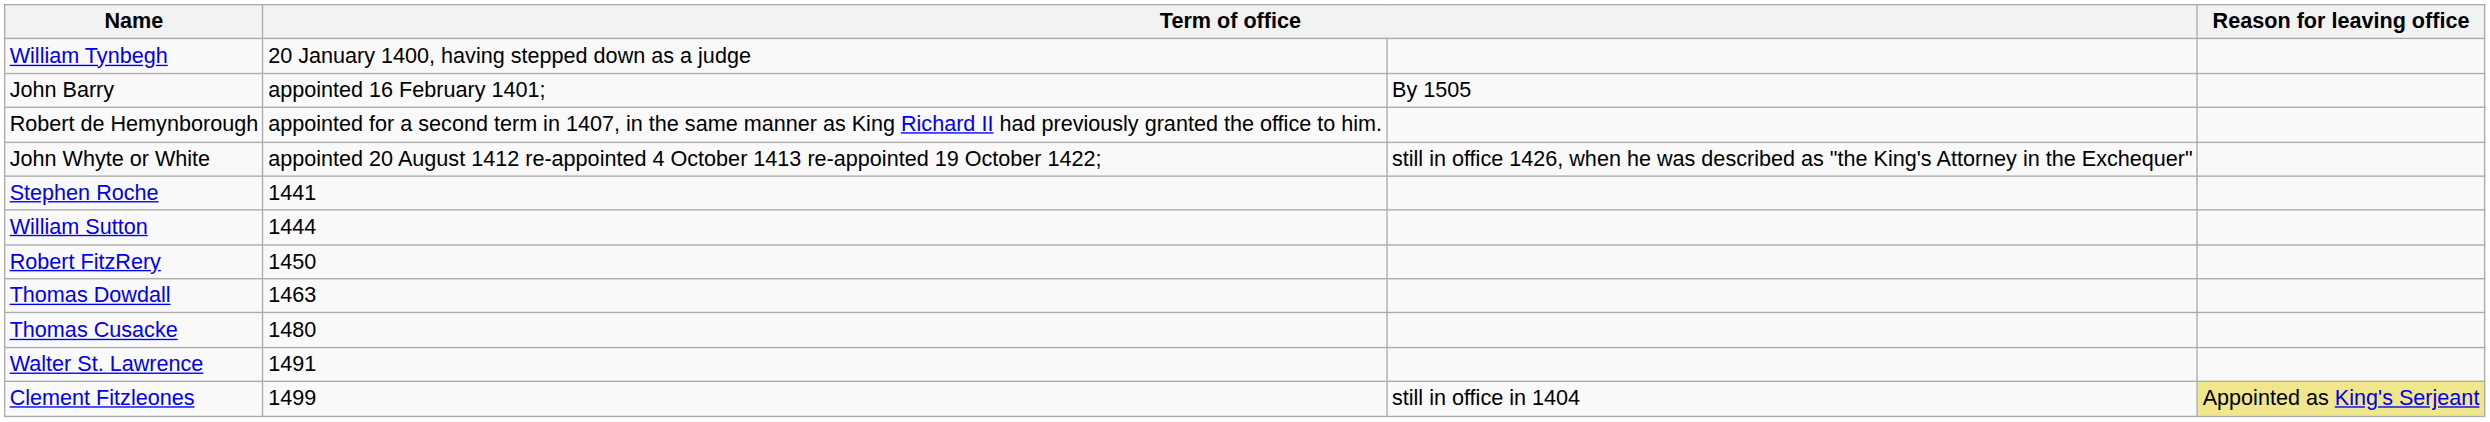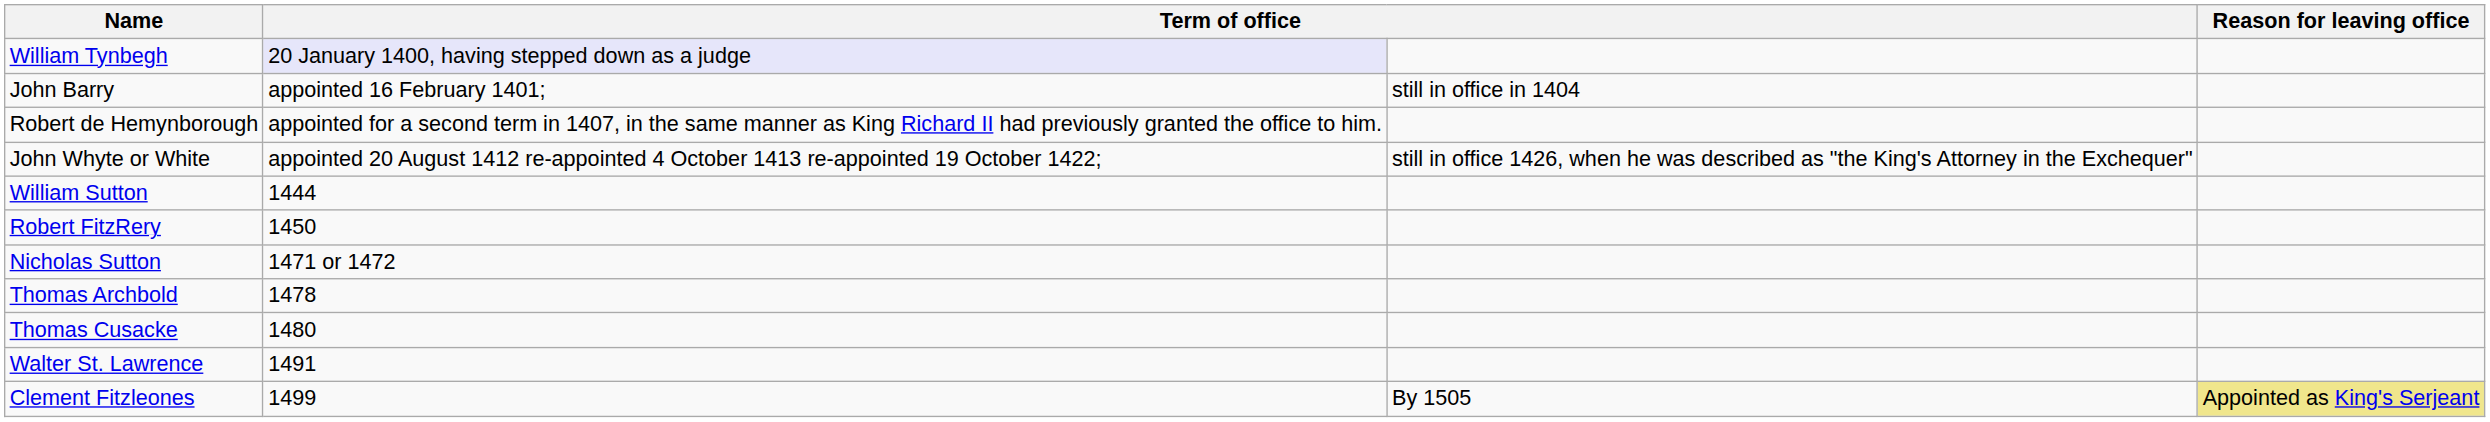(510, 55) no background -> (510, 55) lavender background
(1432, 90) By 1505 -> (1486, 90) still in office in 1404
- row: (84, 192)
- row: (90, 295)
+ row: (85, 261)
+ row: (94, 295)
(1486, 398) still in office in 1404 -> (1432, 398) By 1505
